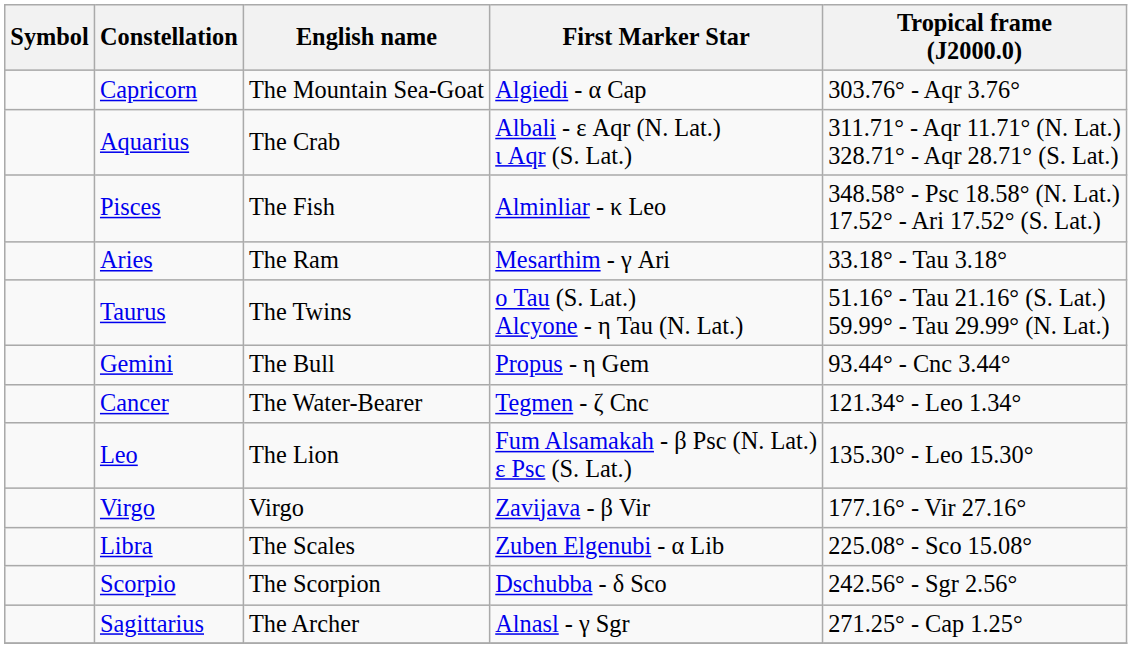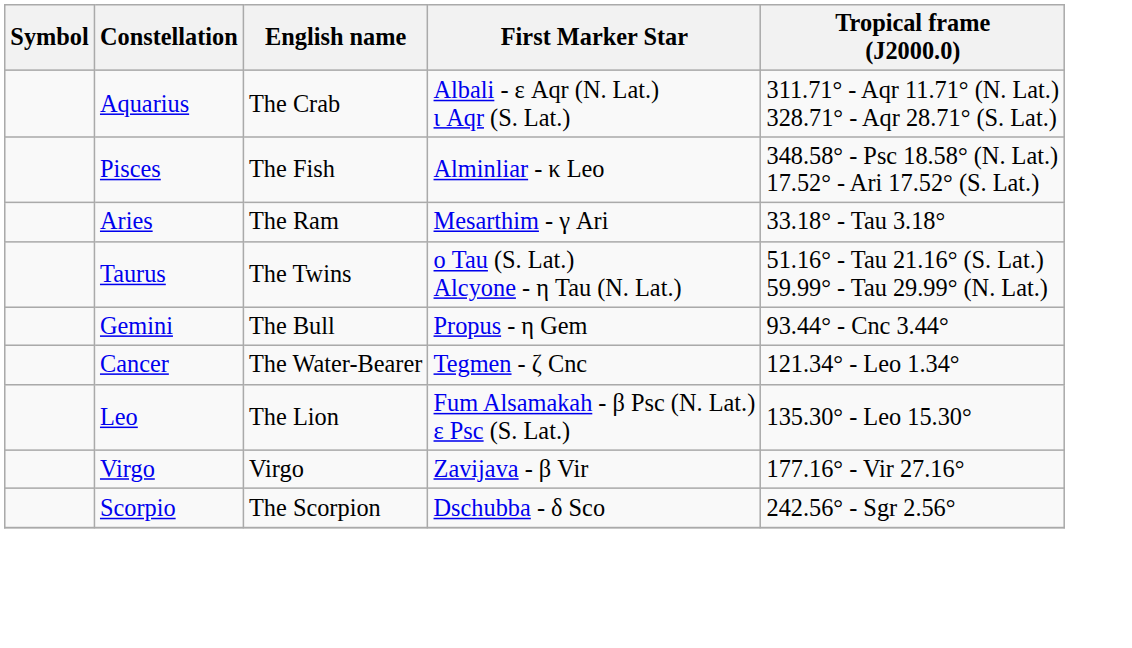- row: (149, 89)
- row: (126, 546)
- row: (152, 623)
